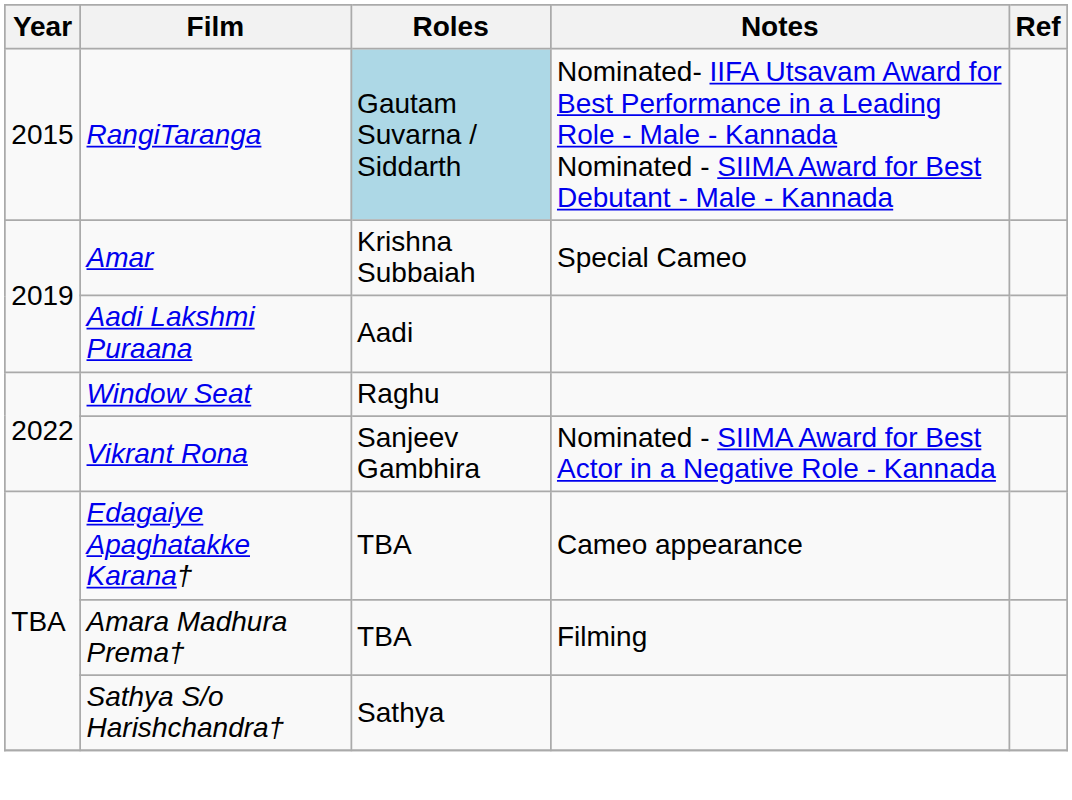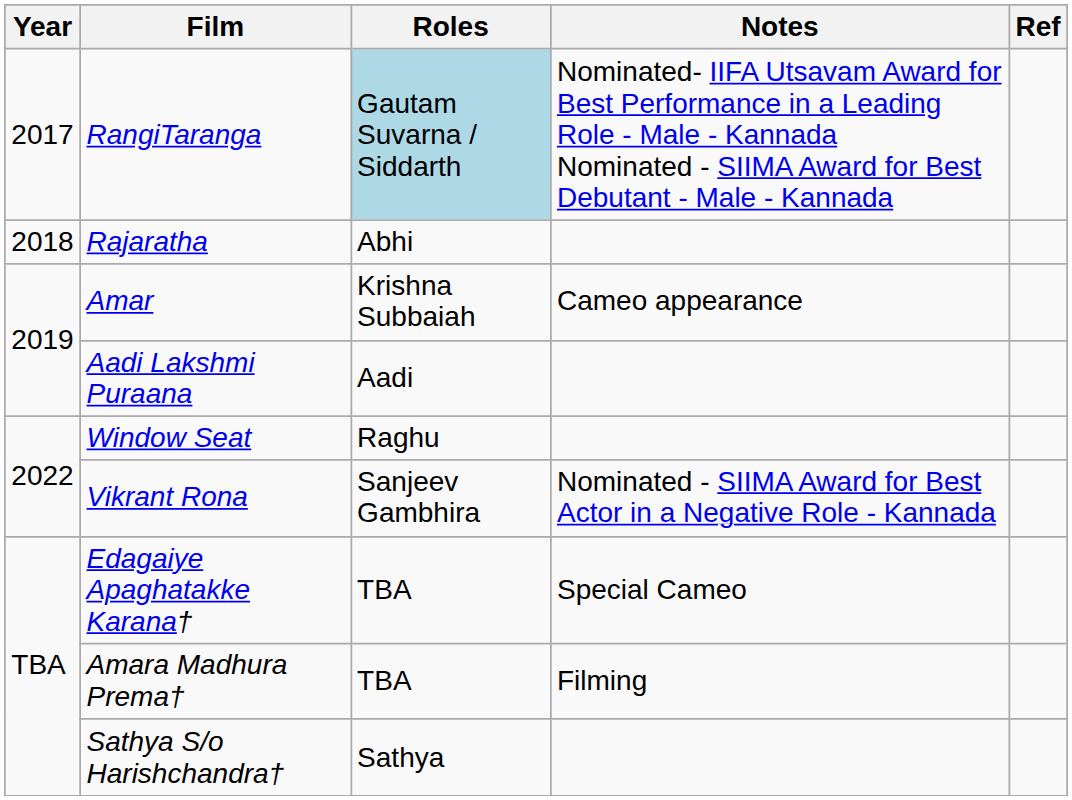(42, 134) 2015 -> (42, 134) 2017
+ row: (147, 241)
(652, 257) Special Cameo -> (680, 301) Cameo appearance
(680, 545) Cameo appearance -> (652, 589) Special Cameo
